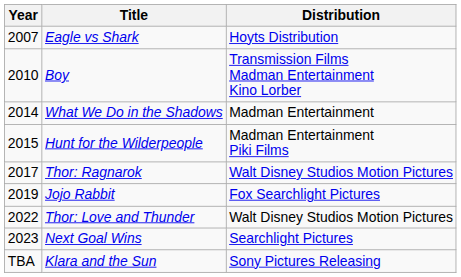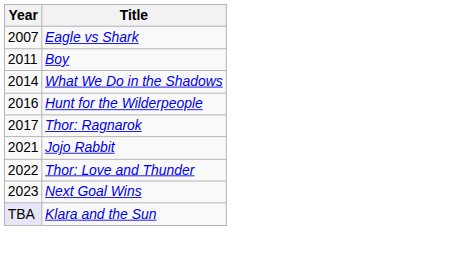- column: (341, 15)
(23, 75) 2010 -> (23, 59) 2011
(23, 142) 2015 -> (23, 103) 2016
(23, 194) 2019 -> (23, 147) 2021
(21, 261) no background -> (21, 214) lavender background
